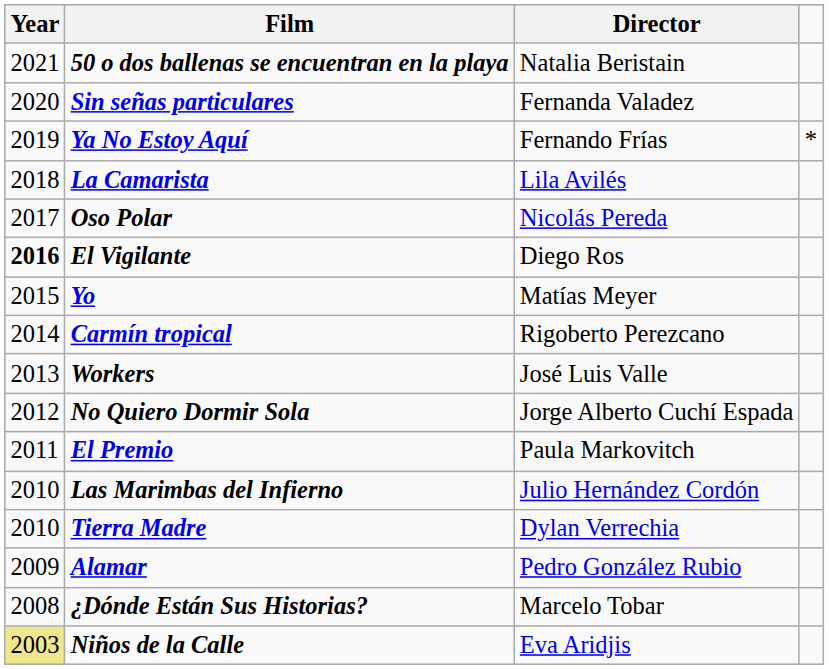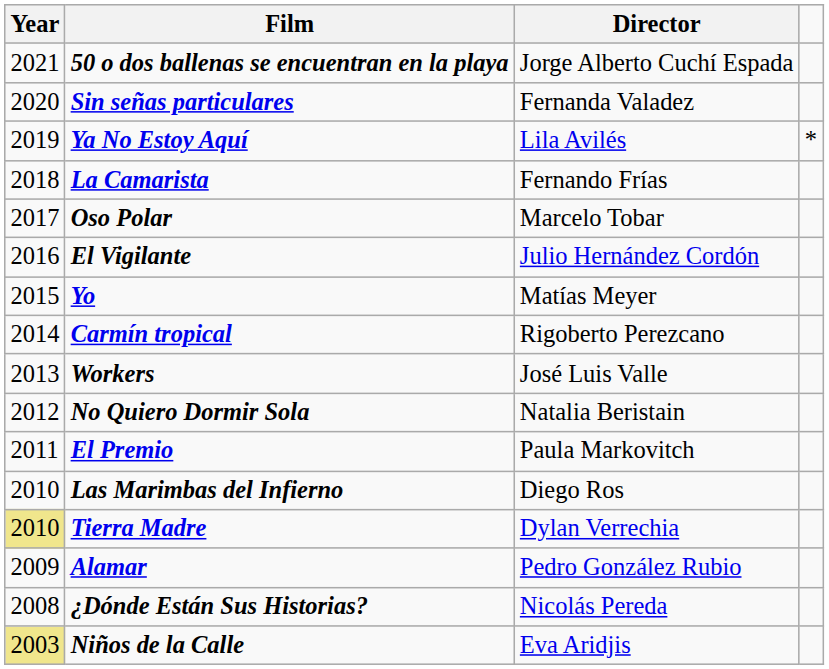(602, 62) Natalia Beristain -> (657, 62) Jorge Alberto Cuchí Espada
(594, 140) Fernando Frías -> (573, 140) Lila Avilés
(573, 179) Lila Avilés -> (594, 179) Fernando Frías
(594, 218) Nicolás Pereda -> (592, 218) Marcelo Tobar
(35, 256) bold -> (35, 256) normal
(572, 256) Diego Ros -> (640, 256) Julio Hernández Cordón
(657, 412) Jorge Alberto Cuchí Espada -> (602, 412) Natalia Beristain
(640, 489) Julio Hernández Cordón -> (572, 489) Diego Ros
(35, 528) no background -> (35, 528) khaki background
(592, 606) Marcelo Tobar -> (594, 606) Nicolás Pereda
